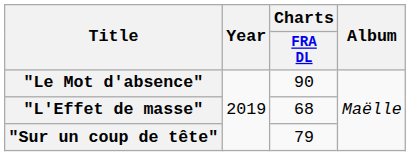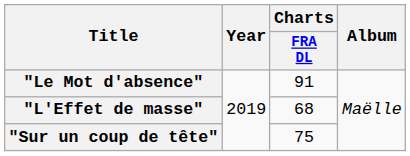(304, 83) 90 -> (304, 83) 91
(304, 137) 79 -> (304, 137) 75
